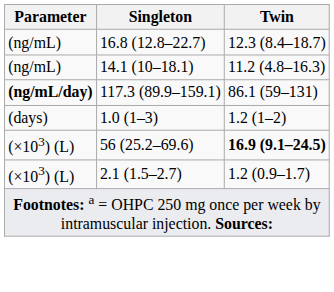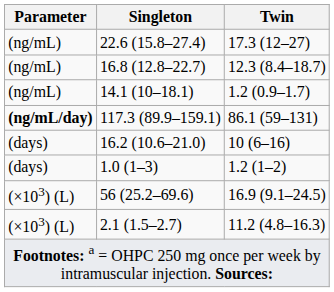+ row: (153, 42)
(277, 67) 11.2 (4.8–16.3) -> (269, 92) 1.2 (0.9–1.7)
+ row: (153, 142)
(277, 144) bold -> (277, 195) normal
(269, 174) 1.2 (0.9–1.7) -> (277, 224) 11.2 (4.8–16.3)
